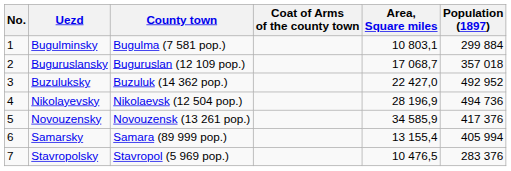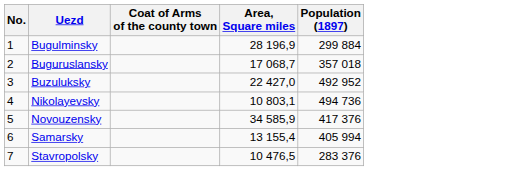- column: (182, 20)
(415, 45) 10 803,1 -> (272, 45) 28 196,9
(415, 100) 28 196,9 -> (272, 100) 10 803,1
